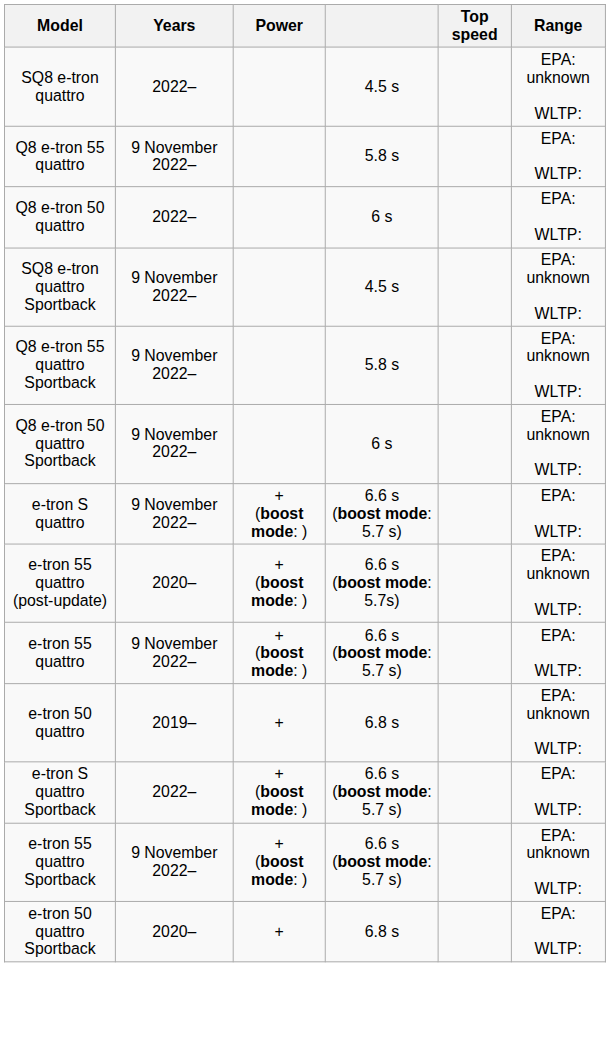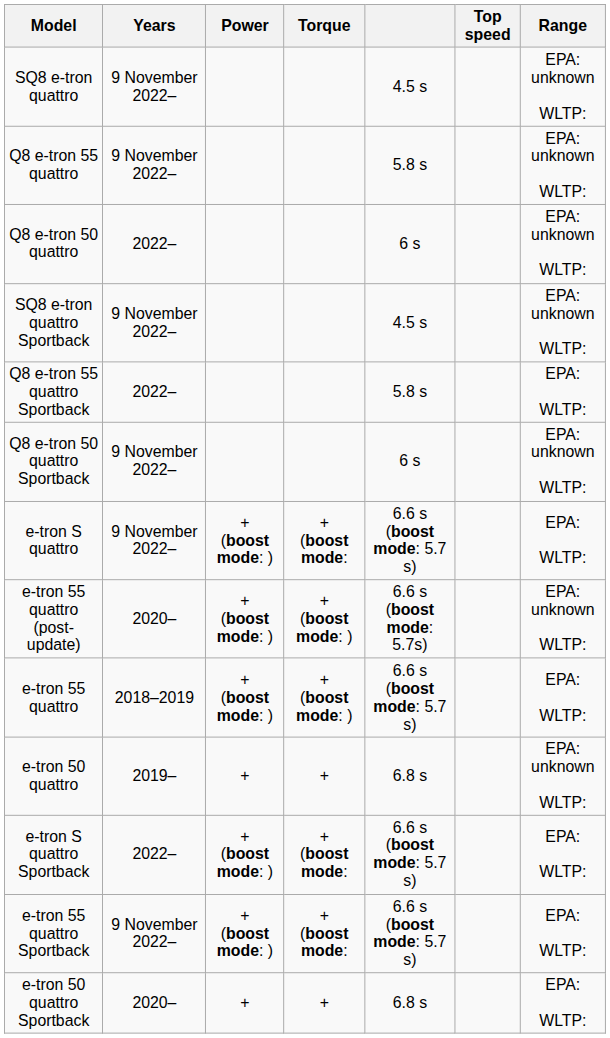+ column: (324, 25)
(174, 86) 2022– -> (154, 86) 9 November 2022–
(558, 156) EPA: WLTP: -> (563, 165) EPA: unknown WLTP:
(558, 217) EPA: WLTP: -> (563, 243) EPA: unknown WLTP:
(174, 365) 9 November 2022– -> (154, 392) 2022–
(558, 365) EPA: unknown WLTP: -> (563, 392) EPA: WLTP:
(174, 653) 9 November 2022– -> (154, 697) 2018–2019
(558, 862) EPA: unknown WLTP: -> (563, 933) EPA: WLTP:
